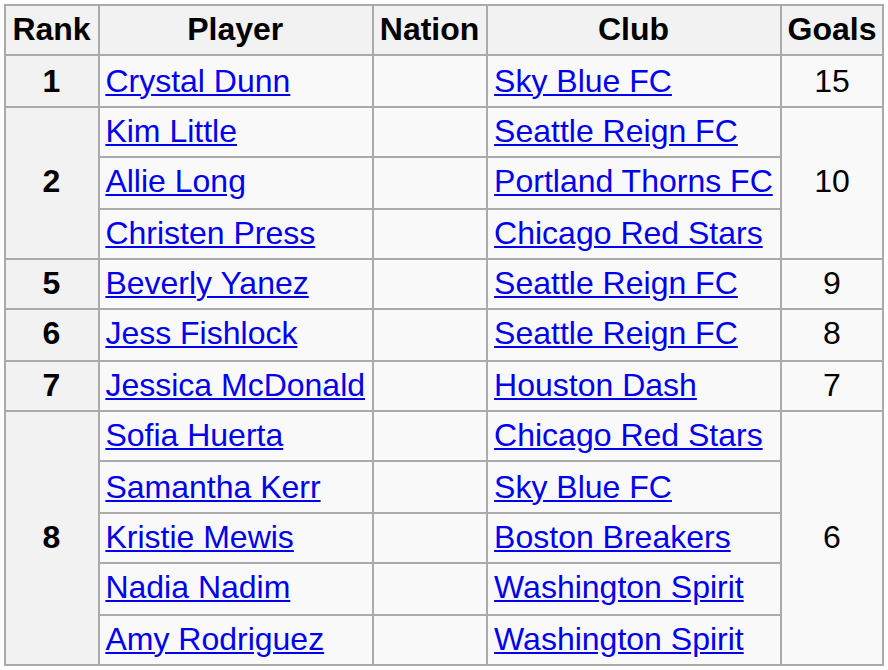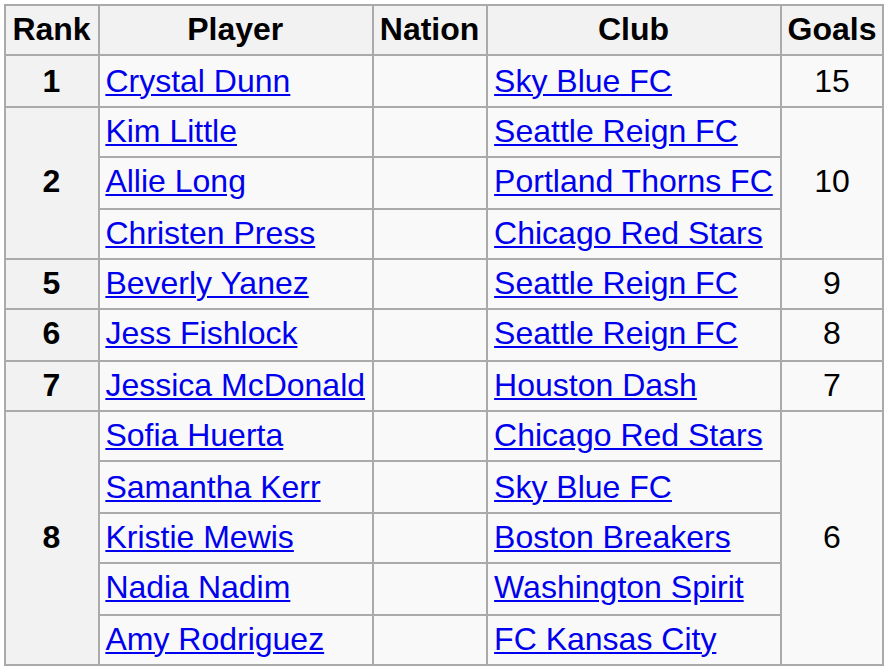(619, 638) Washington Spirit -> (605, 638) FC Kansas City
